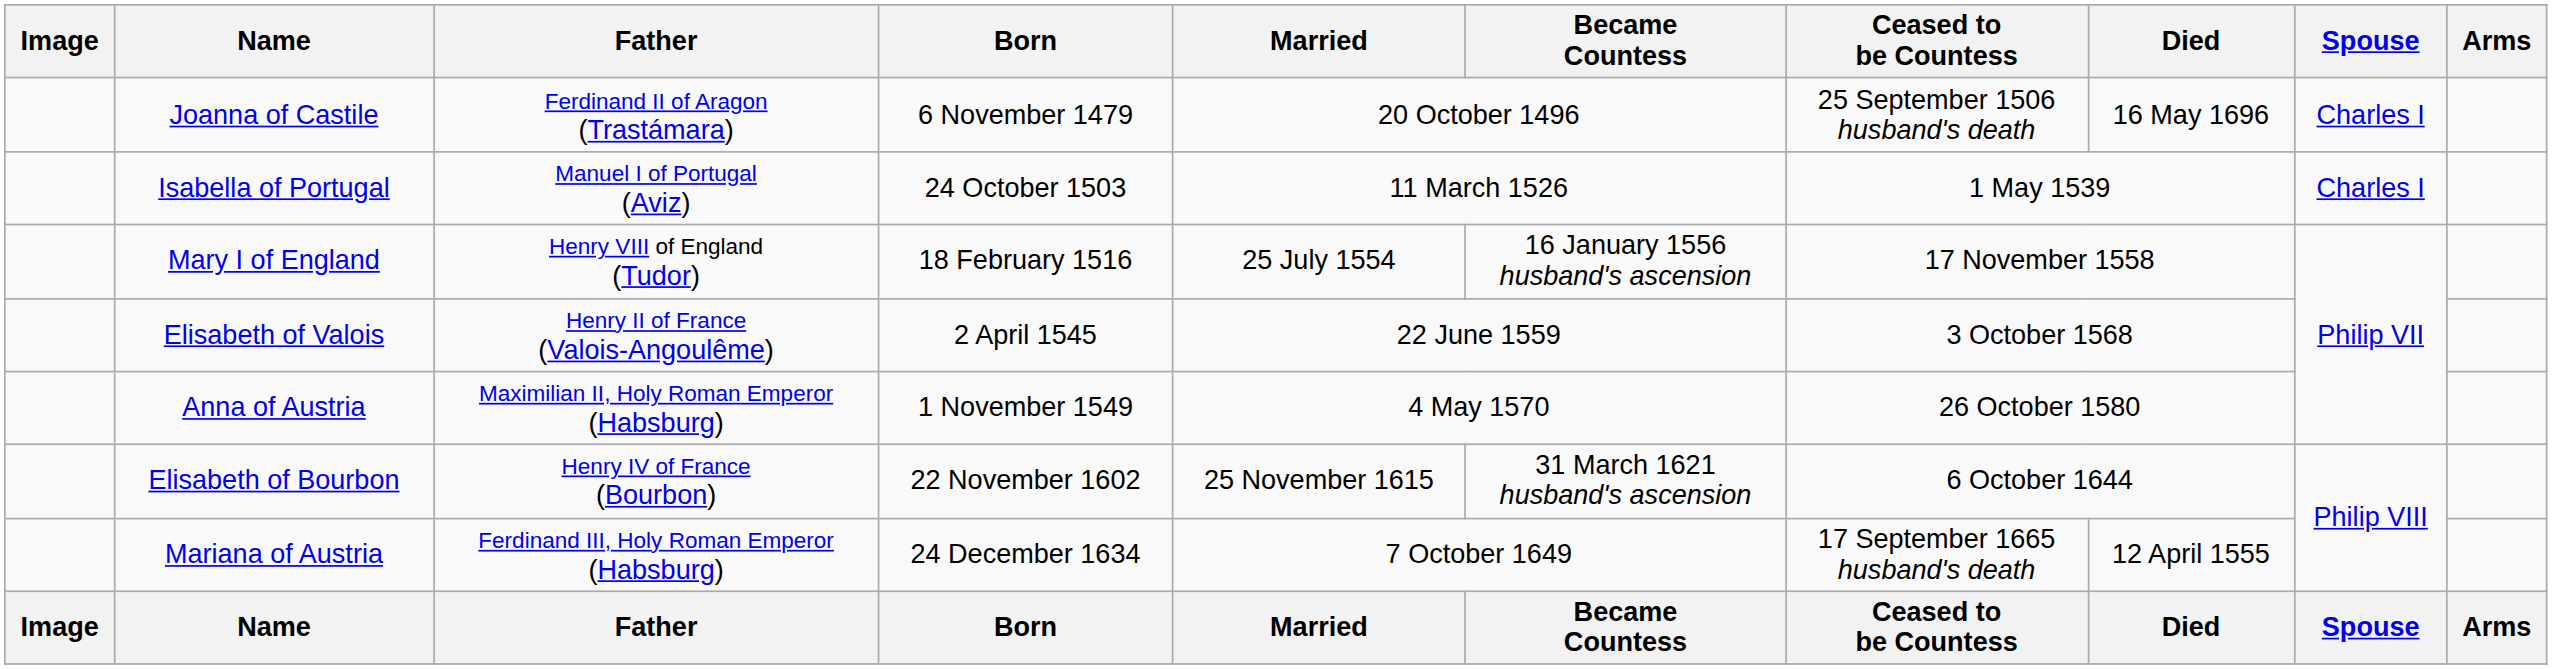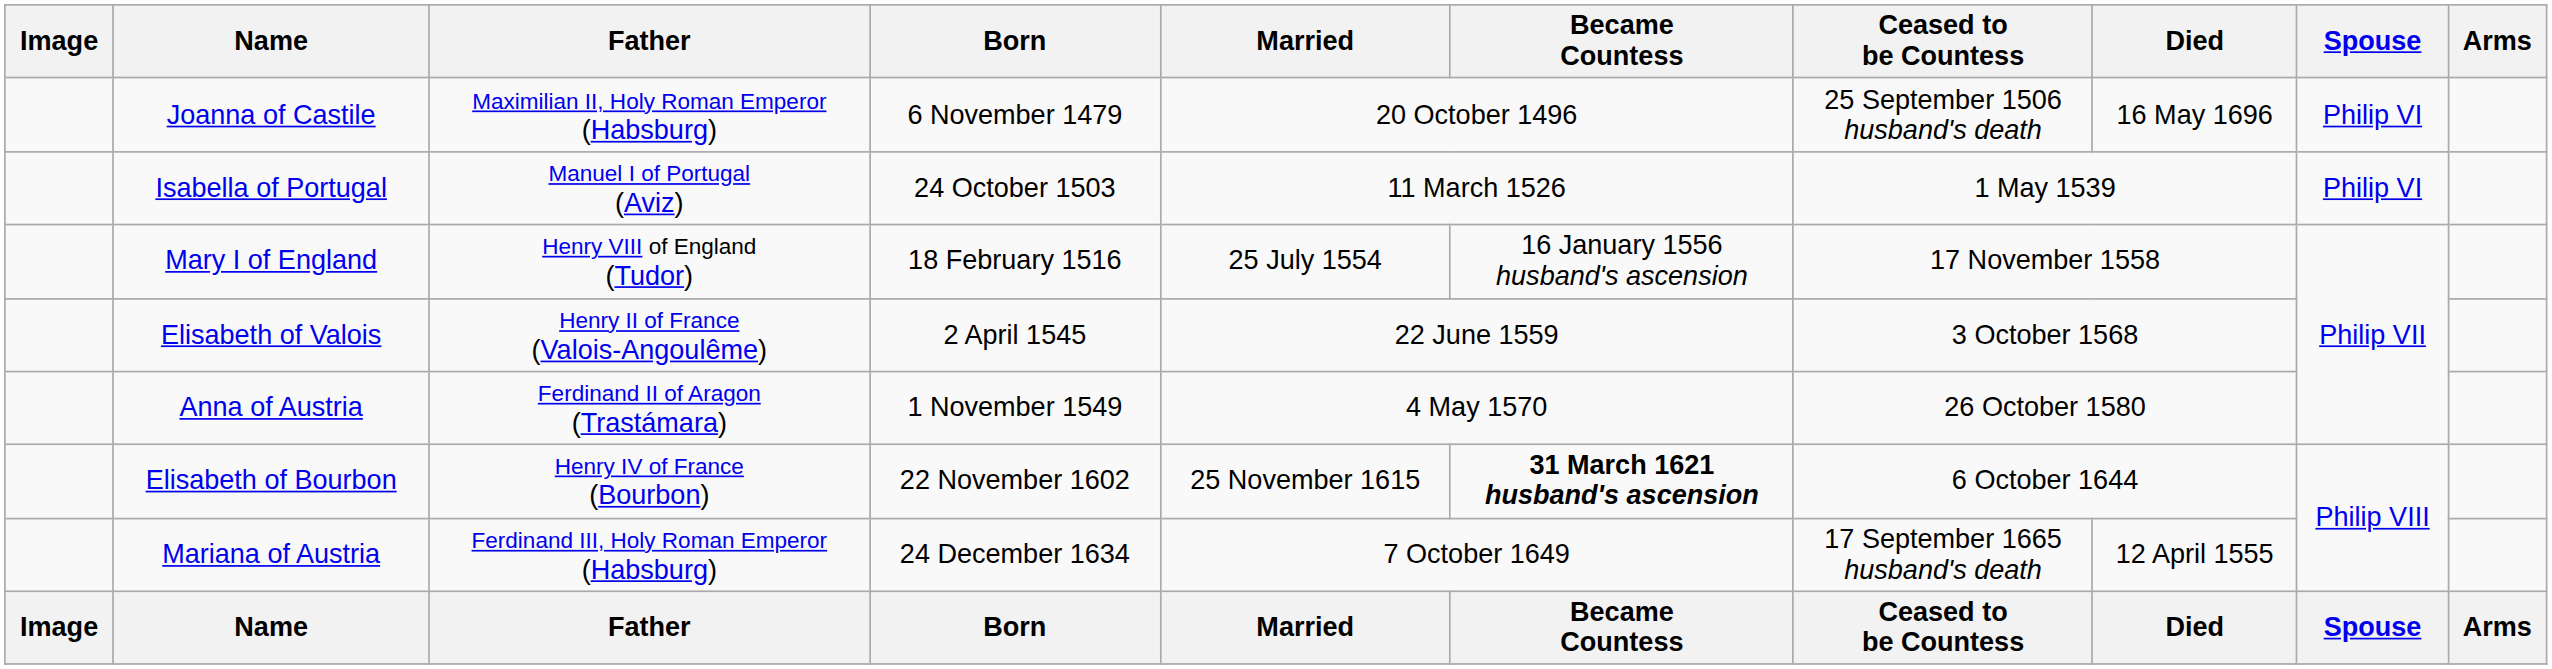(656, 116) Ferdinand II of Aragon (Trastámara) -> (649, 116) Maximilian II, Holy Roman Emperor (Habsburg)
(2371, 114) Charles I -> (2373, 114) Philip VI
(2371, 187) Charles I -> (2373, 187) Philip VI
(656, 409) Maximilian II, Holy Roman Emperor (Habsburg) -> (649, 409) Ferdinand II of Aragon (Trastámara)
(1625, 480) normal -> (1622, 480) bold
